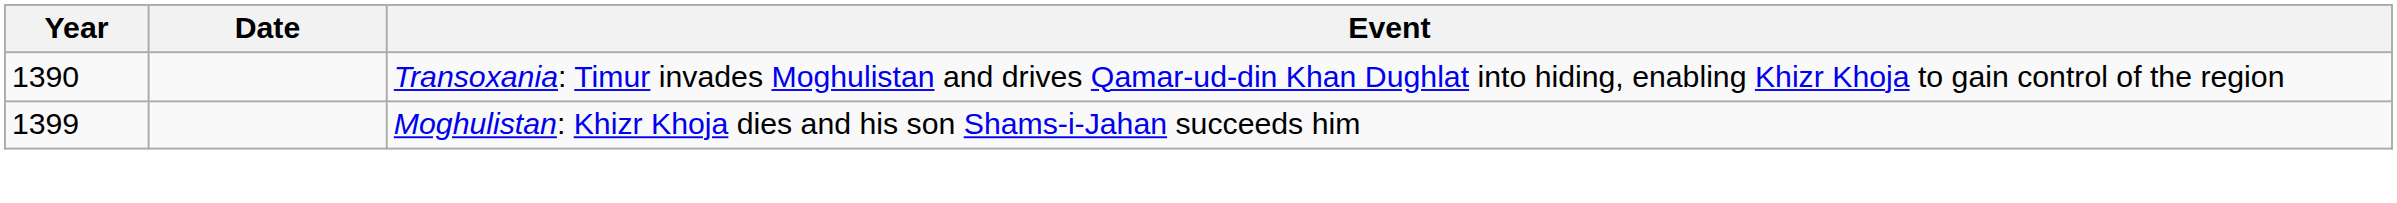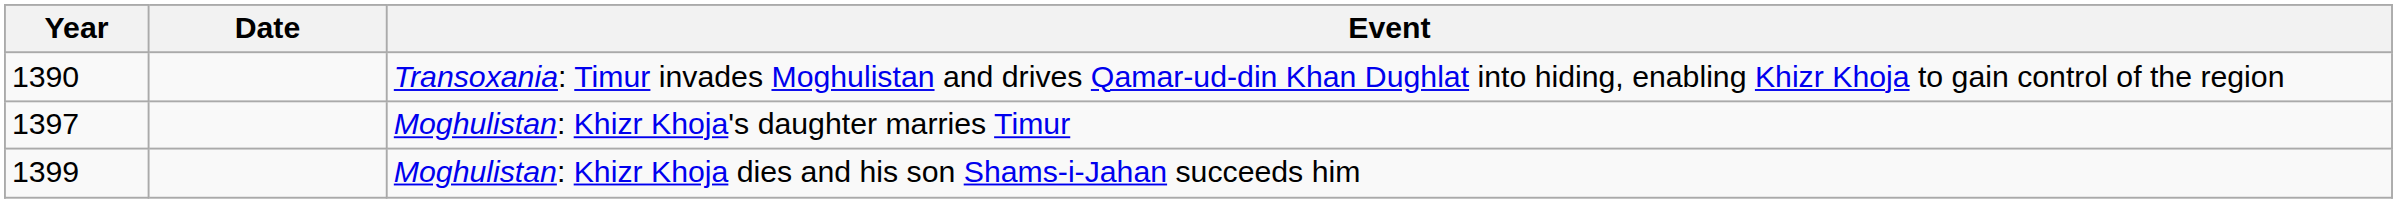+ row: (732, 124)
